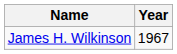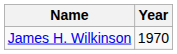(153, 37) 1967 -> (153, 37) 1970
